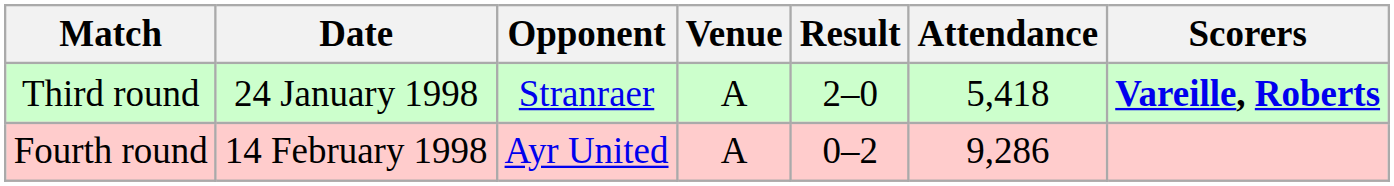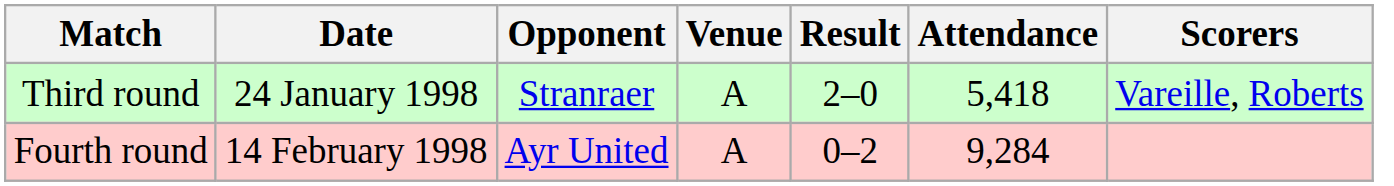(1248, 92) bold -> (1239, 92) normal
(1008, 151) 9,286 -> (1008, 151) 9,284
